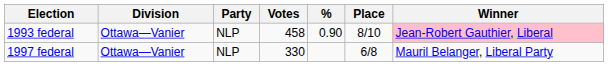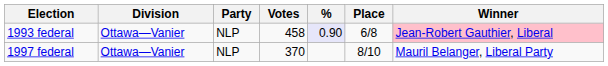(331, 33) no background -> (331, 33) lavender background
(369, 33) 8/10 -> (369, 33) 6/8
(295, 52) 330 -> (295, 52) 370
(369, 52) 6/8 -> (369, 52) 8/10
